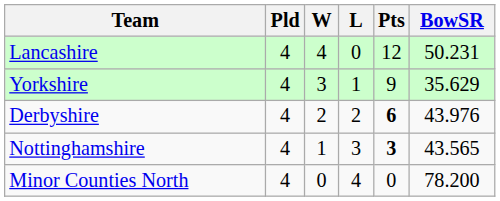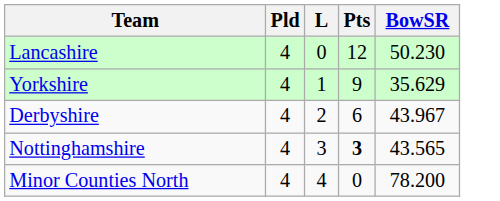- column: (322, 20)
(452, 52) 50.231 -> (417, 52) 50.230
(391, 116) bold -> (357, 116) normal
(452, 116) 43.976 -> (417, 116) 43.967
